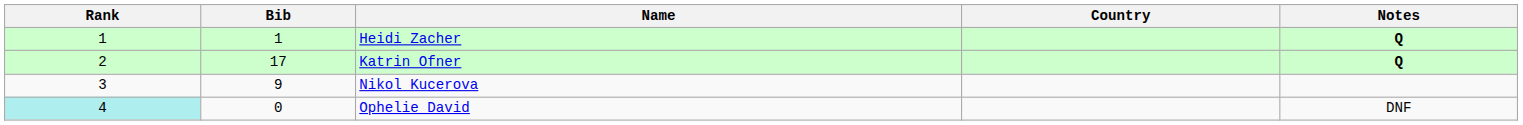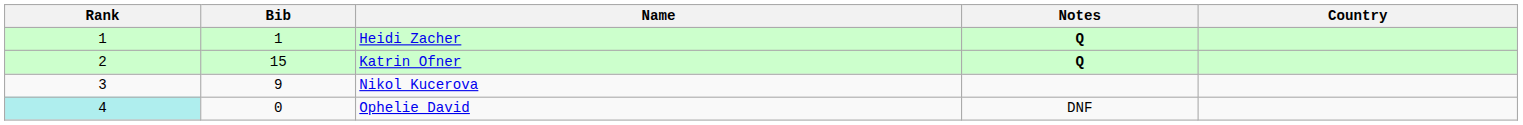columns swapped: (1121, 16) <-> (1399, 16)
(278, 62) 17 -> (278, 62) 15
